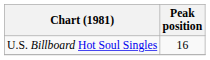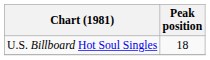(182, 45) 16 -> (182, 45) 18
